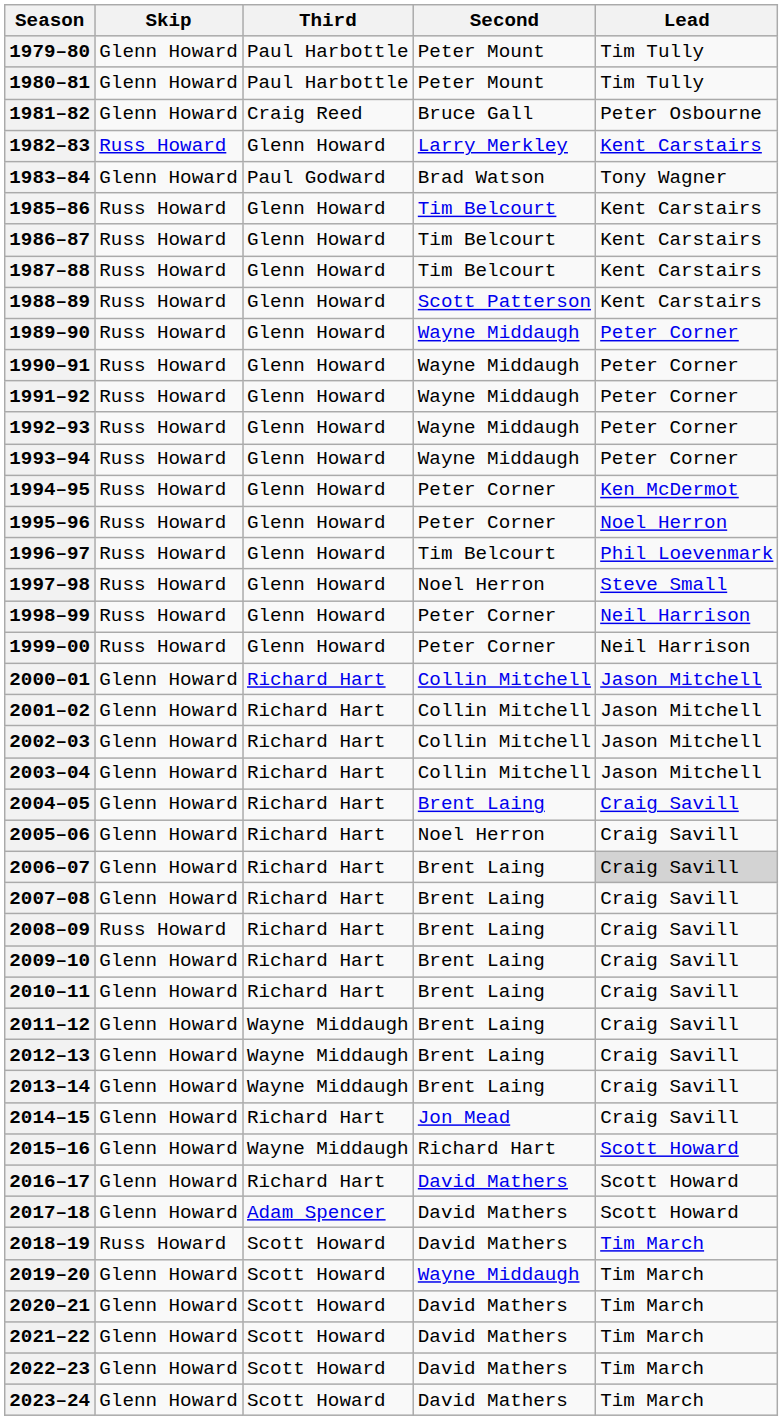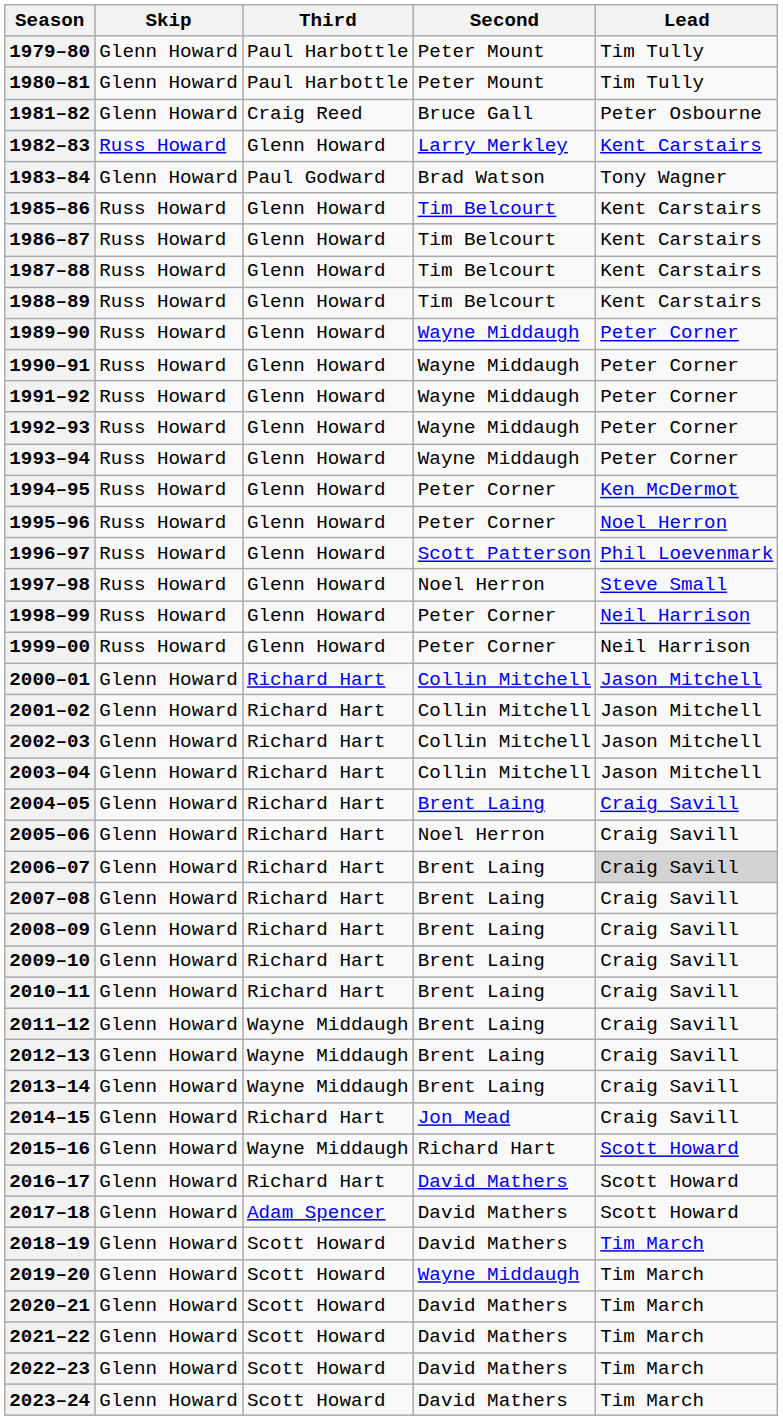(504, 303) Scott Patterson -> (487, 303) Tim Belcourt
(487, 553) Tim Belcourt -> (504, 553) Scott Patterson
(163, 930) Russ Howard -> (169, 930) Glenn Howard
(163, 1243) Russ Howard -> (169, 1243) Glenn Howard
